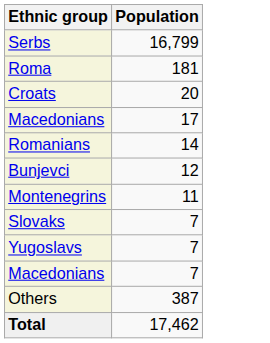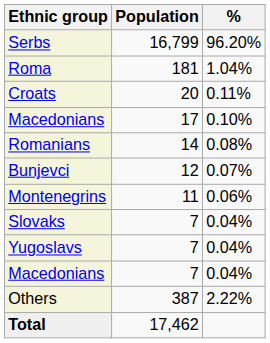+ column: (234, 17)
